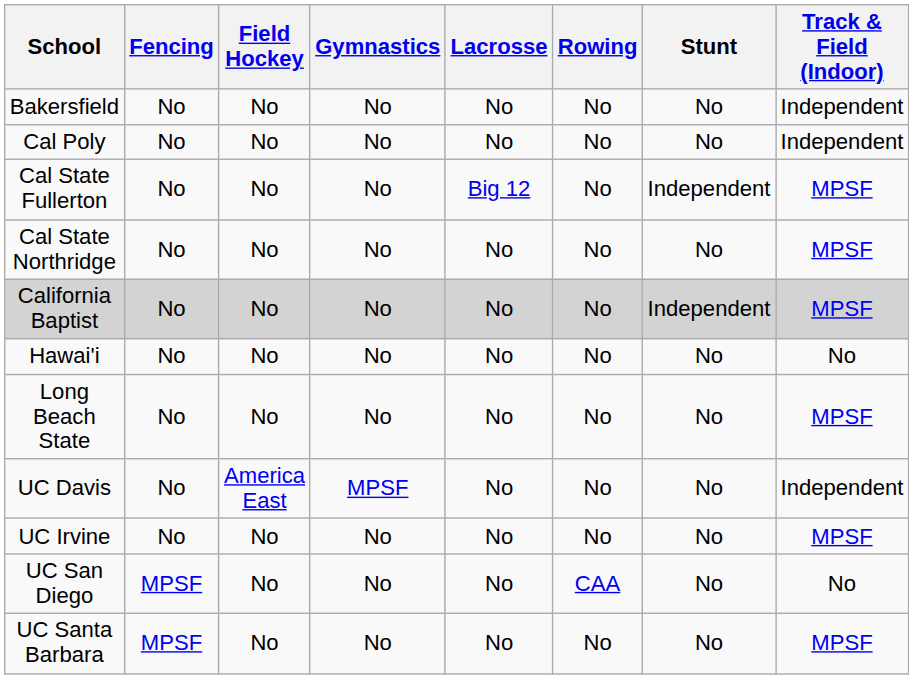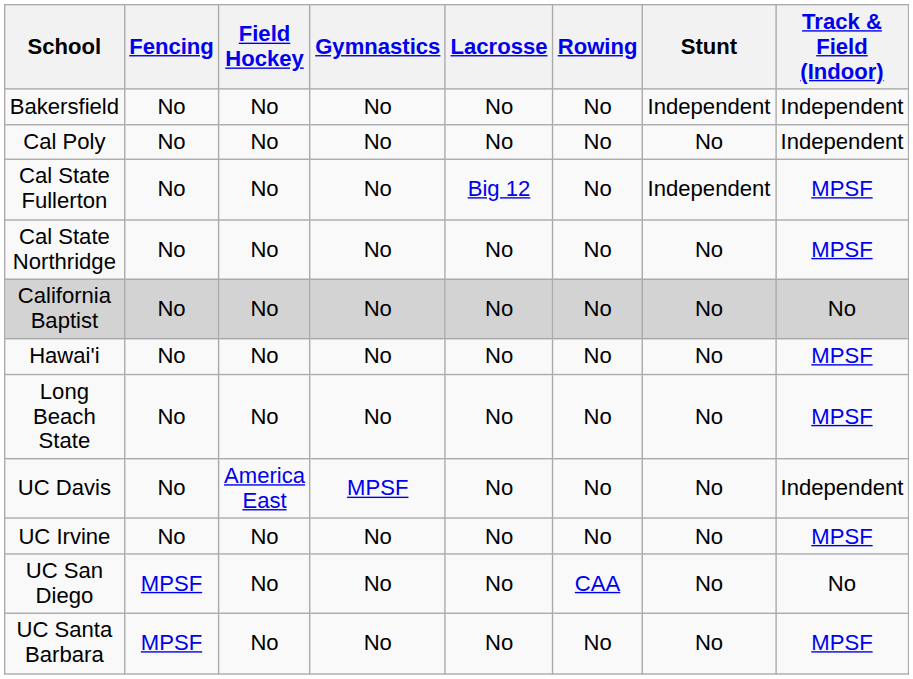(709, 106) No -> (709, 106) Independent
(709, 308) Independent -> (709, 308) No
(842, 308) MPSF -> (842, 308) No
(842, 356) No -> (842, 356) MPSF
